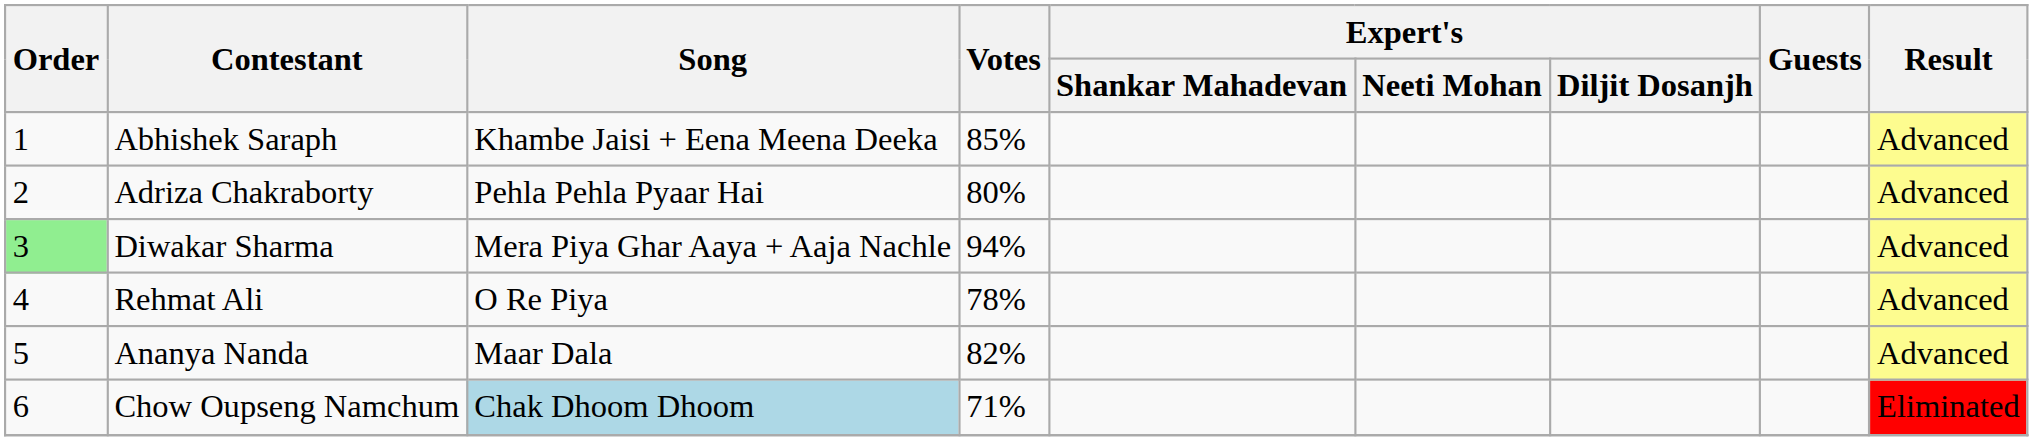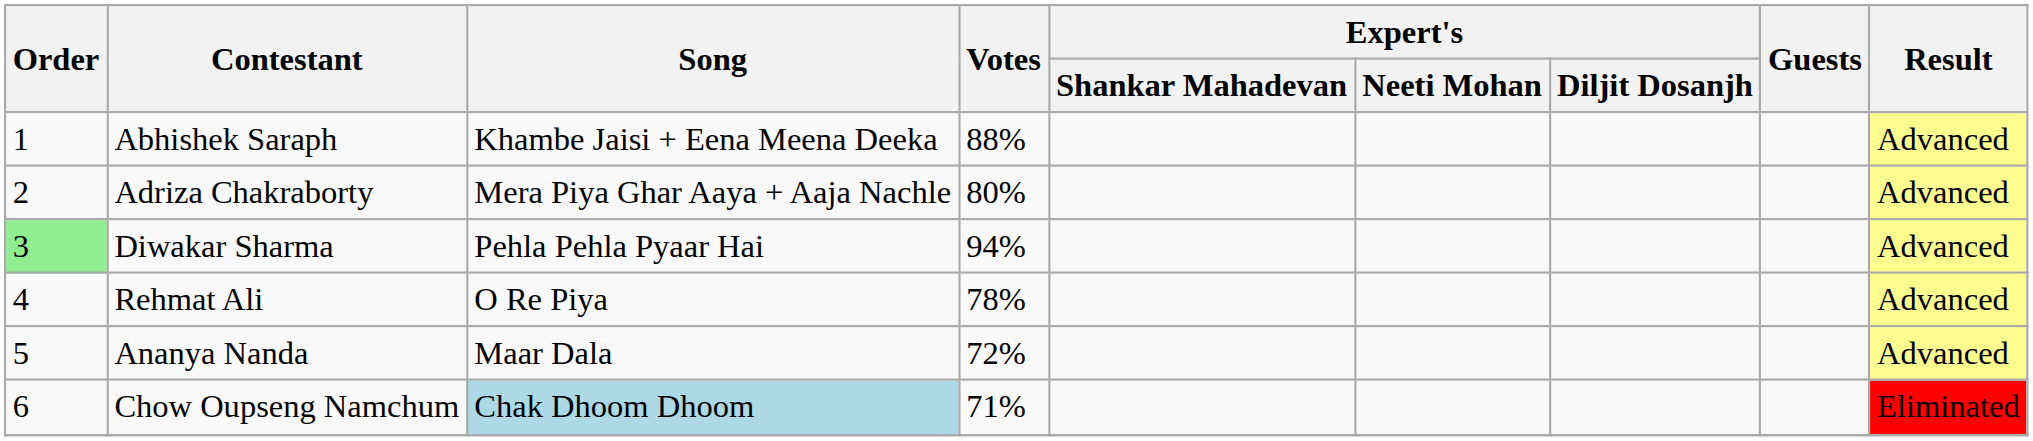(996, 138) 85% -> (996, 138) 88%
(619, 192) Pehla Pehla Pyaar Hai -> (713, 192) Mera Piya Ghar Aaya + Aaja Nachle
(713, 246) Mera Piya Ghar Aaya + Aaja Nachle -> (619, 246) Pehla Pehla Pyaar Hai
(996, 353) 82% -> (996, 353) 72%
